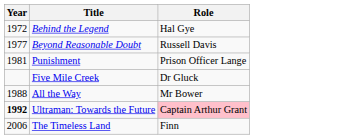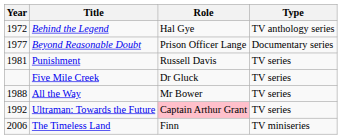+ column: (293, 12)
(188, 45) Russell Davis -> (203, 45) Prison Officer Lange
(203, 61) Prison Officer Lange -> (188, 61) Russell Davis
(17, 110) bold -> (17, 110) normal
